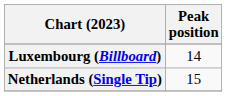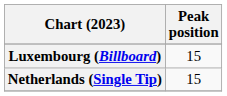(194, 56) 14 -> (194, 56) 15
